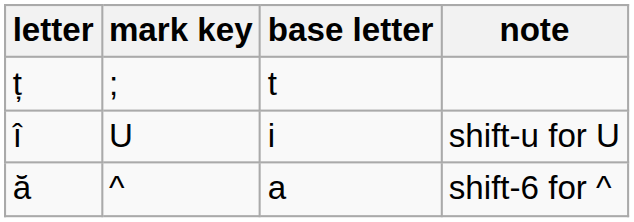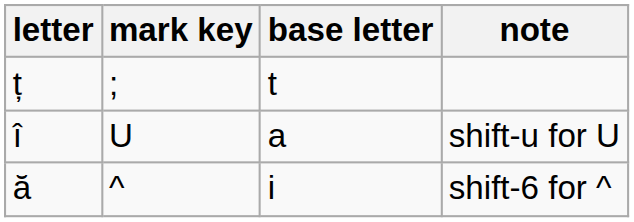(272, 135) i -> (277, 135) a
(277, 188) a -> (272, 188) i
